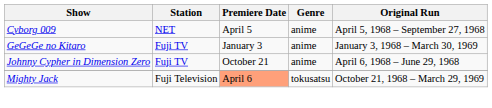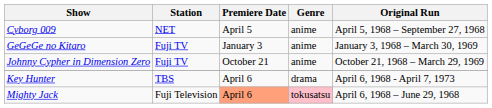(397, 62) April 6, 1968 – June 29, 1968 -> (410, 62) October 21, 1968 – March 29, 1969
+ row: (31, 78)
(311, 78) no background -> (311, 95) pink background
(410, 78) October 21, 1968 – March 29, 1969 -> (397, 95) April 6, 1968 – June 29, 1968
